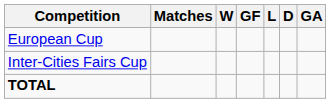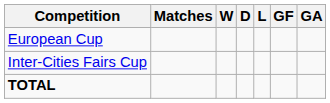columns swapped: (288, 16) <-> (250, 16)
